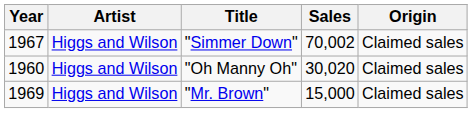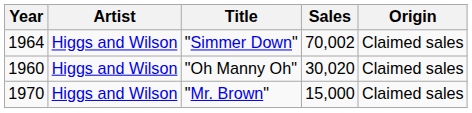(26, 42) 1967 -> (26, 42) 1964
(26, 94) 1969 -> (26, 94) 1970
